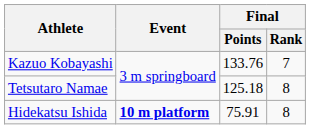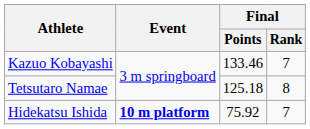(243, 64) 133.76 -> (243, 64) 133.46
(243, 112) 75.91 -> (243, 112) 75.92
(286, 112) 8 -> (286, 112) 7
